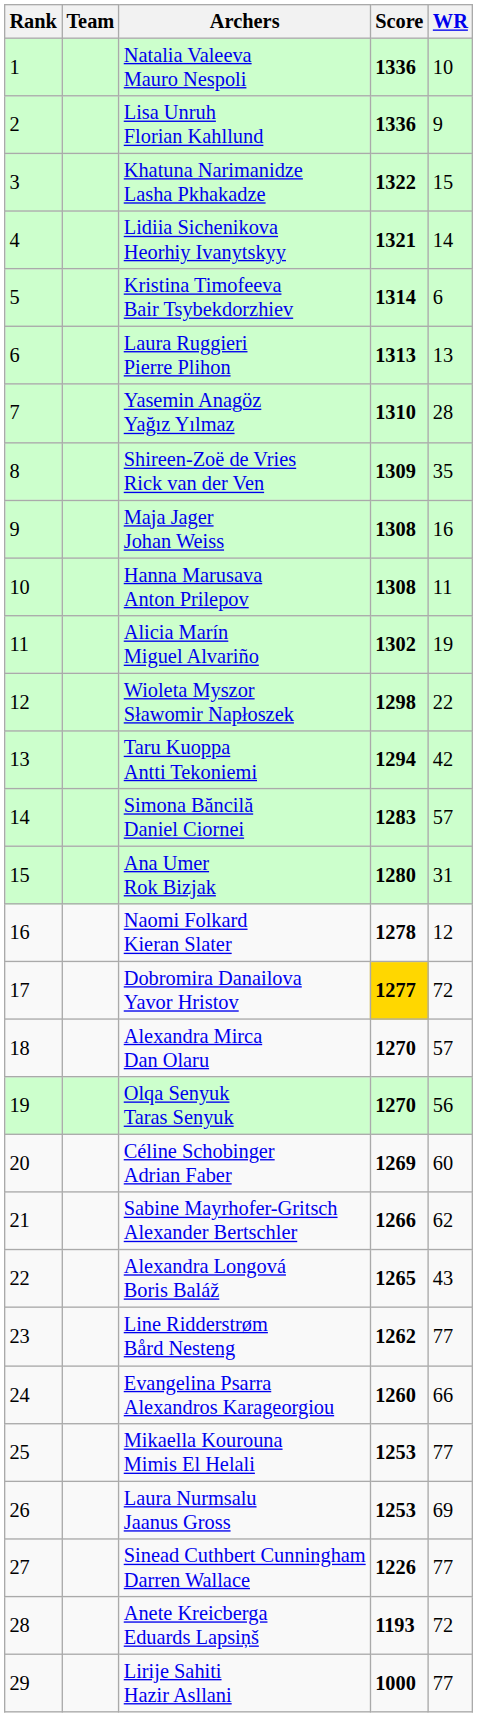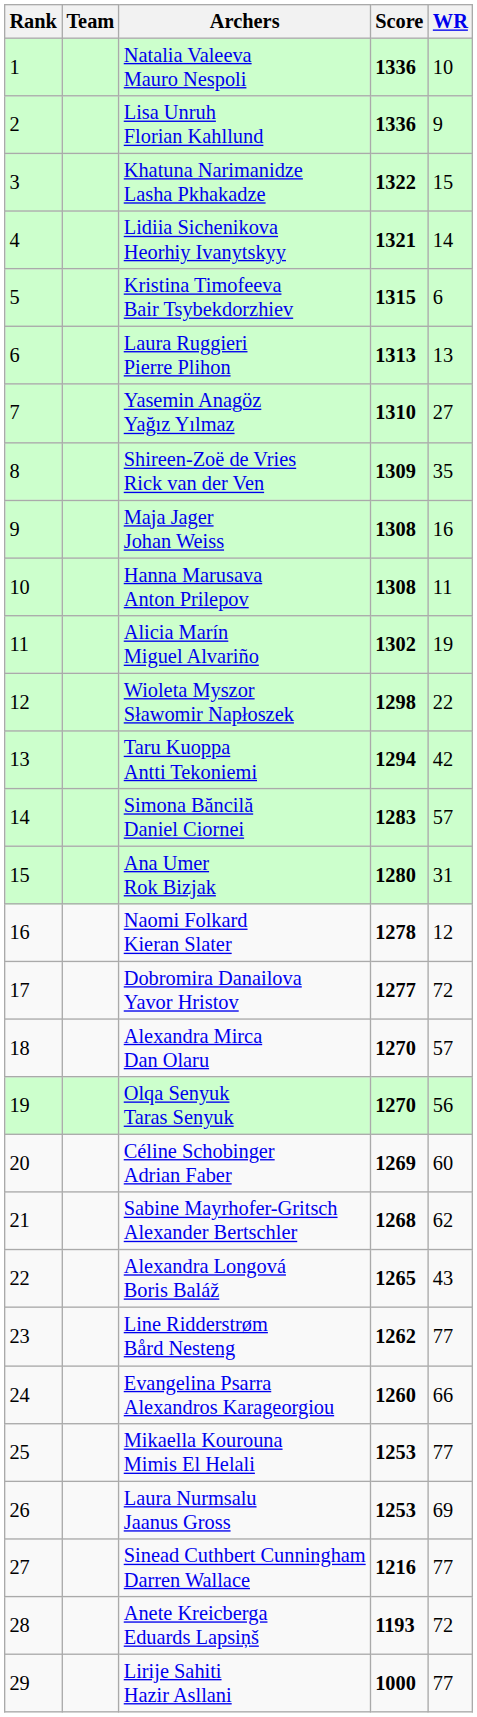(395, 297) 1314 -> (395, 297) 1315
(443, 413) 28 -> (443, 413) 27
(395, 990) gold background -> (395, 990) no background
(395, 1221) 1266 -> (395, 1221) 1268
(395, 1567) 1226 -> (395, 1567) 1216
